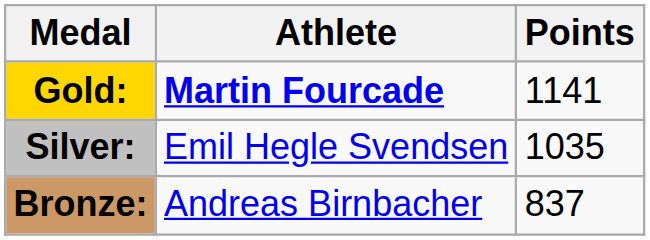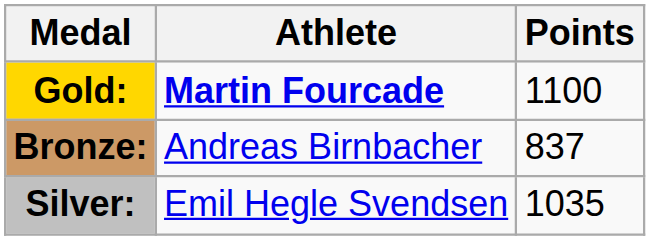(564, 90) 1141 -> (564, 90) 1100
rows swapped: (80, 147) <-> (80, 204)
